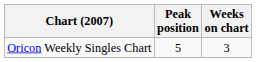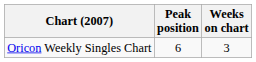(178, 47) 5 -> (178, 47) 6
